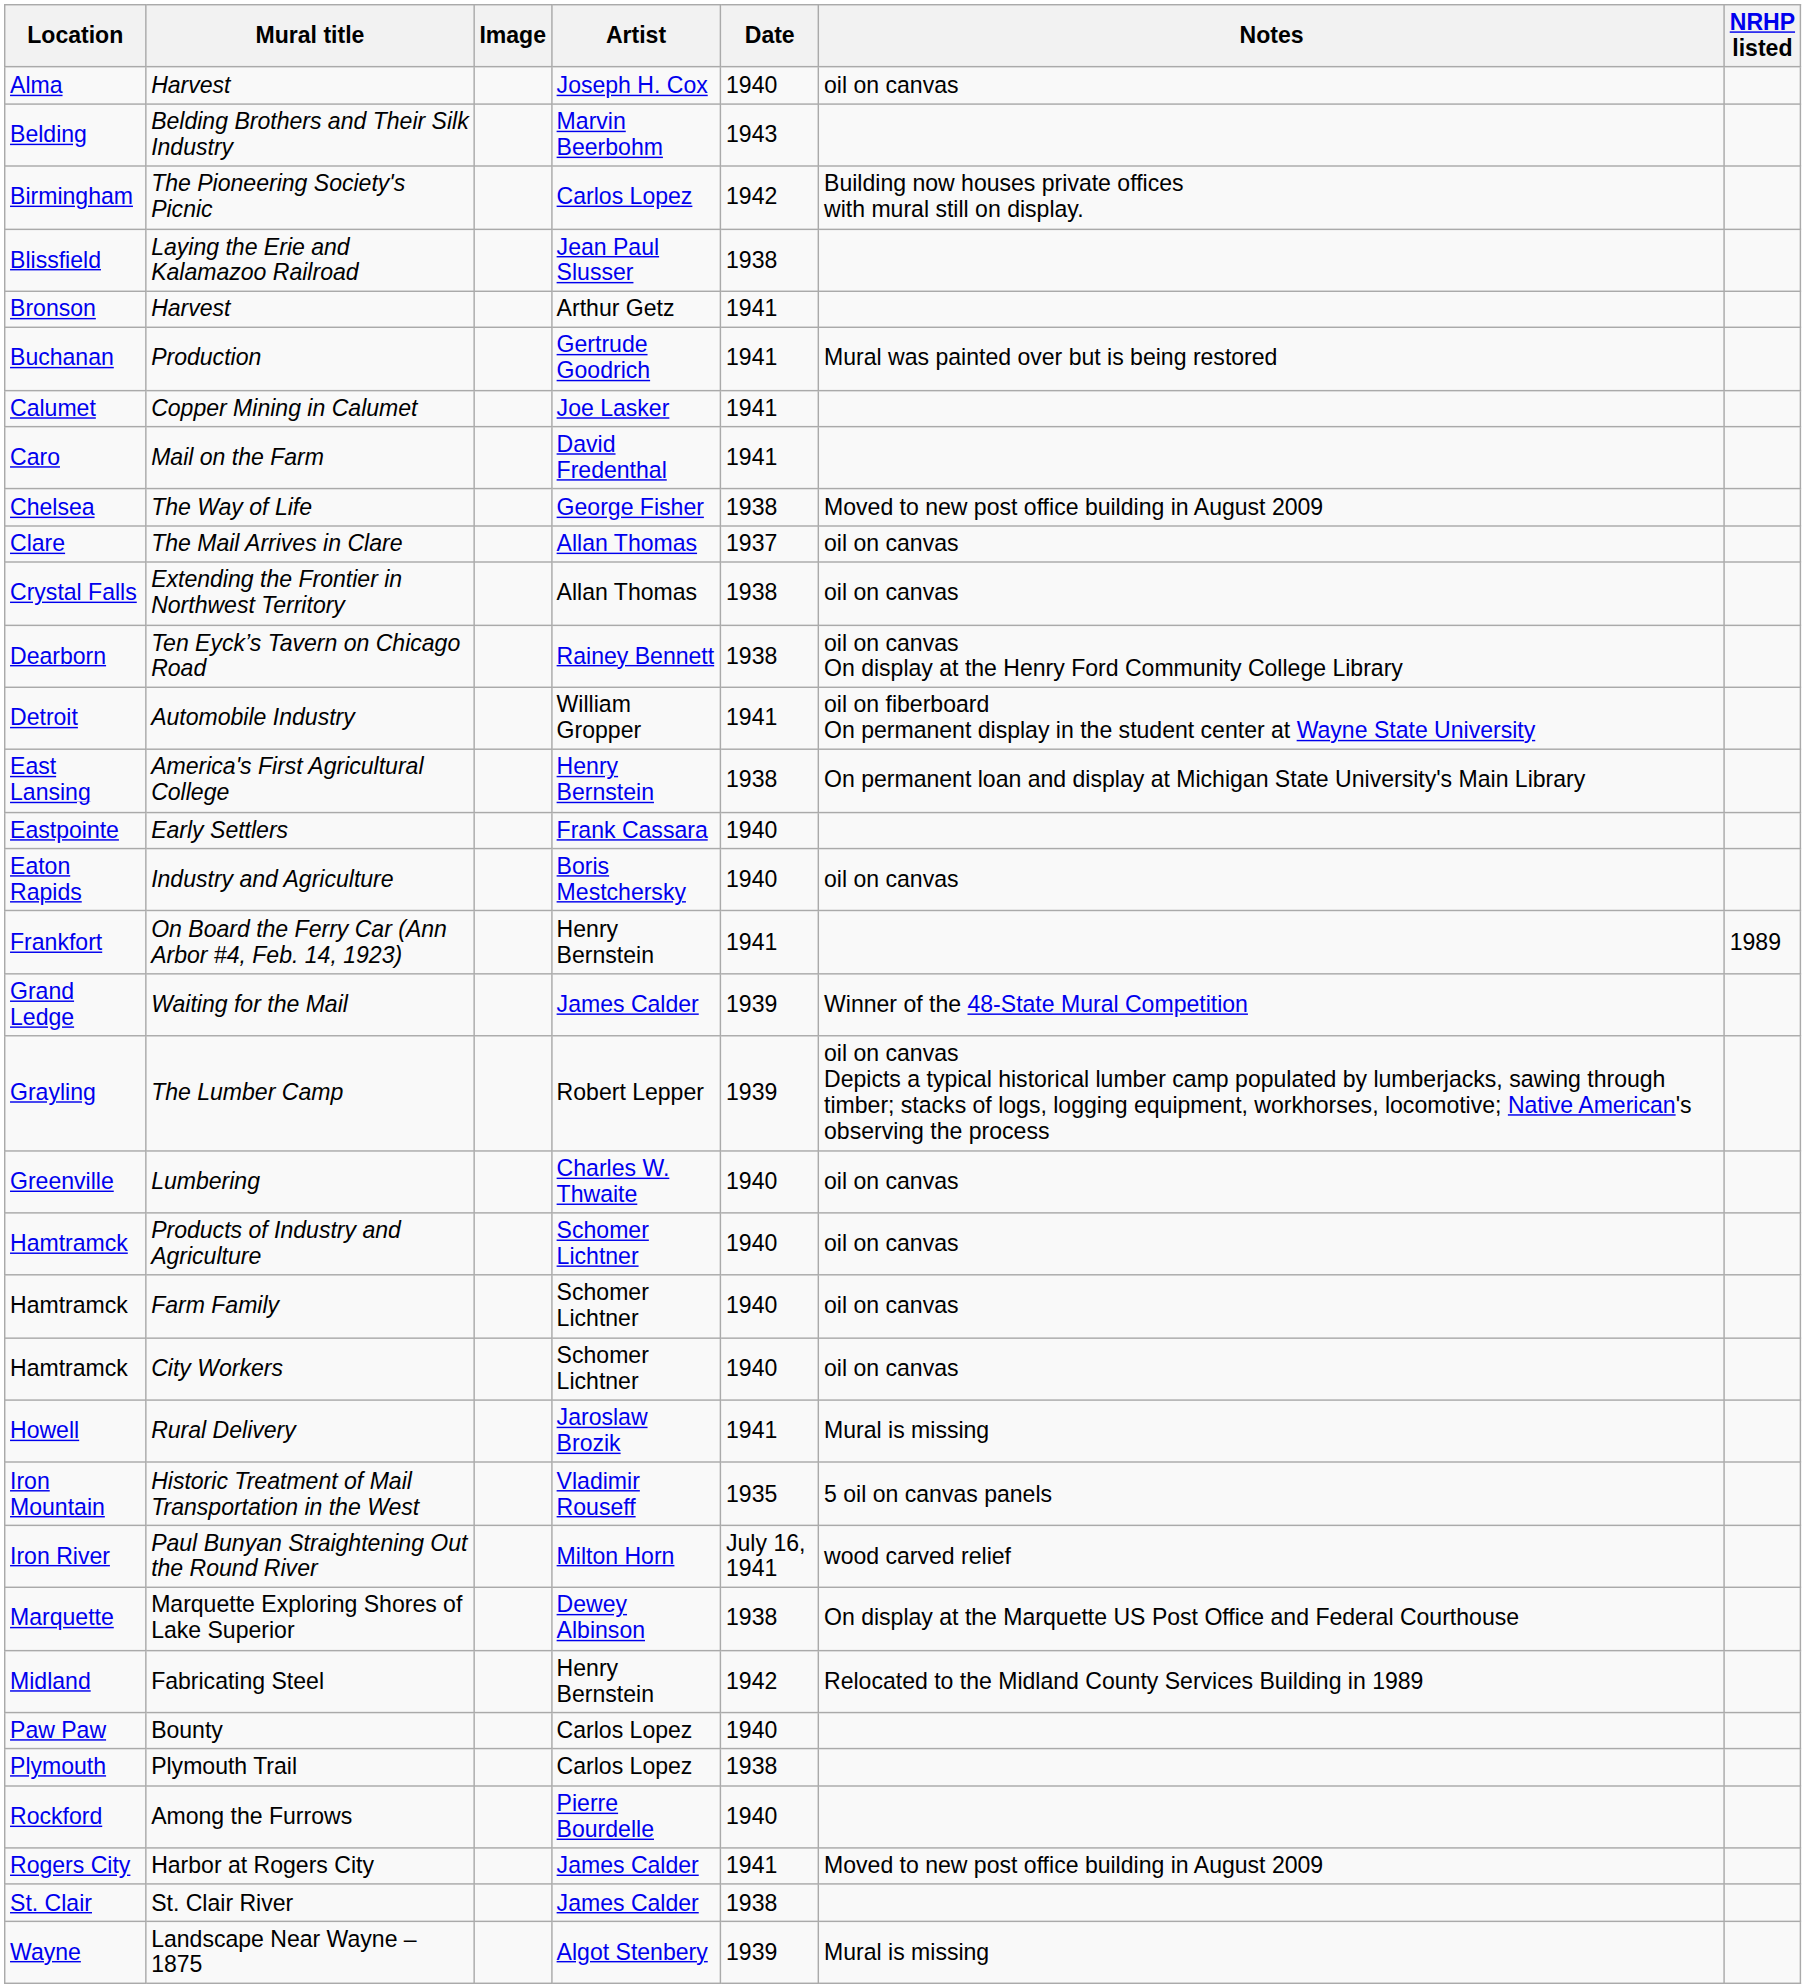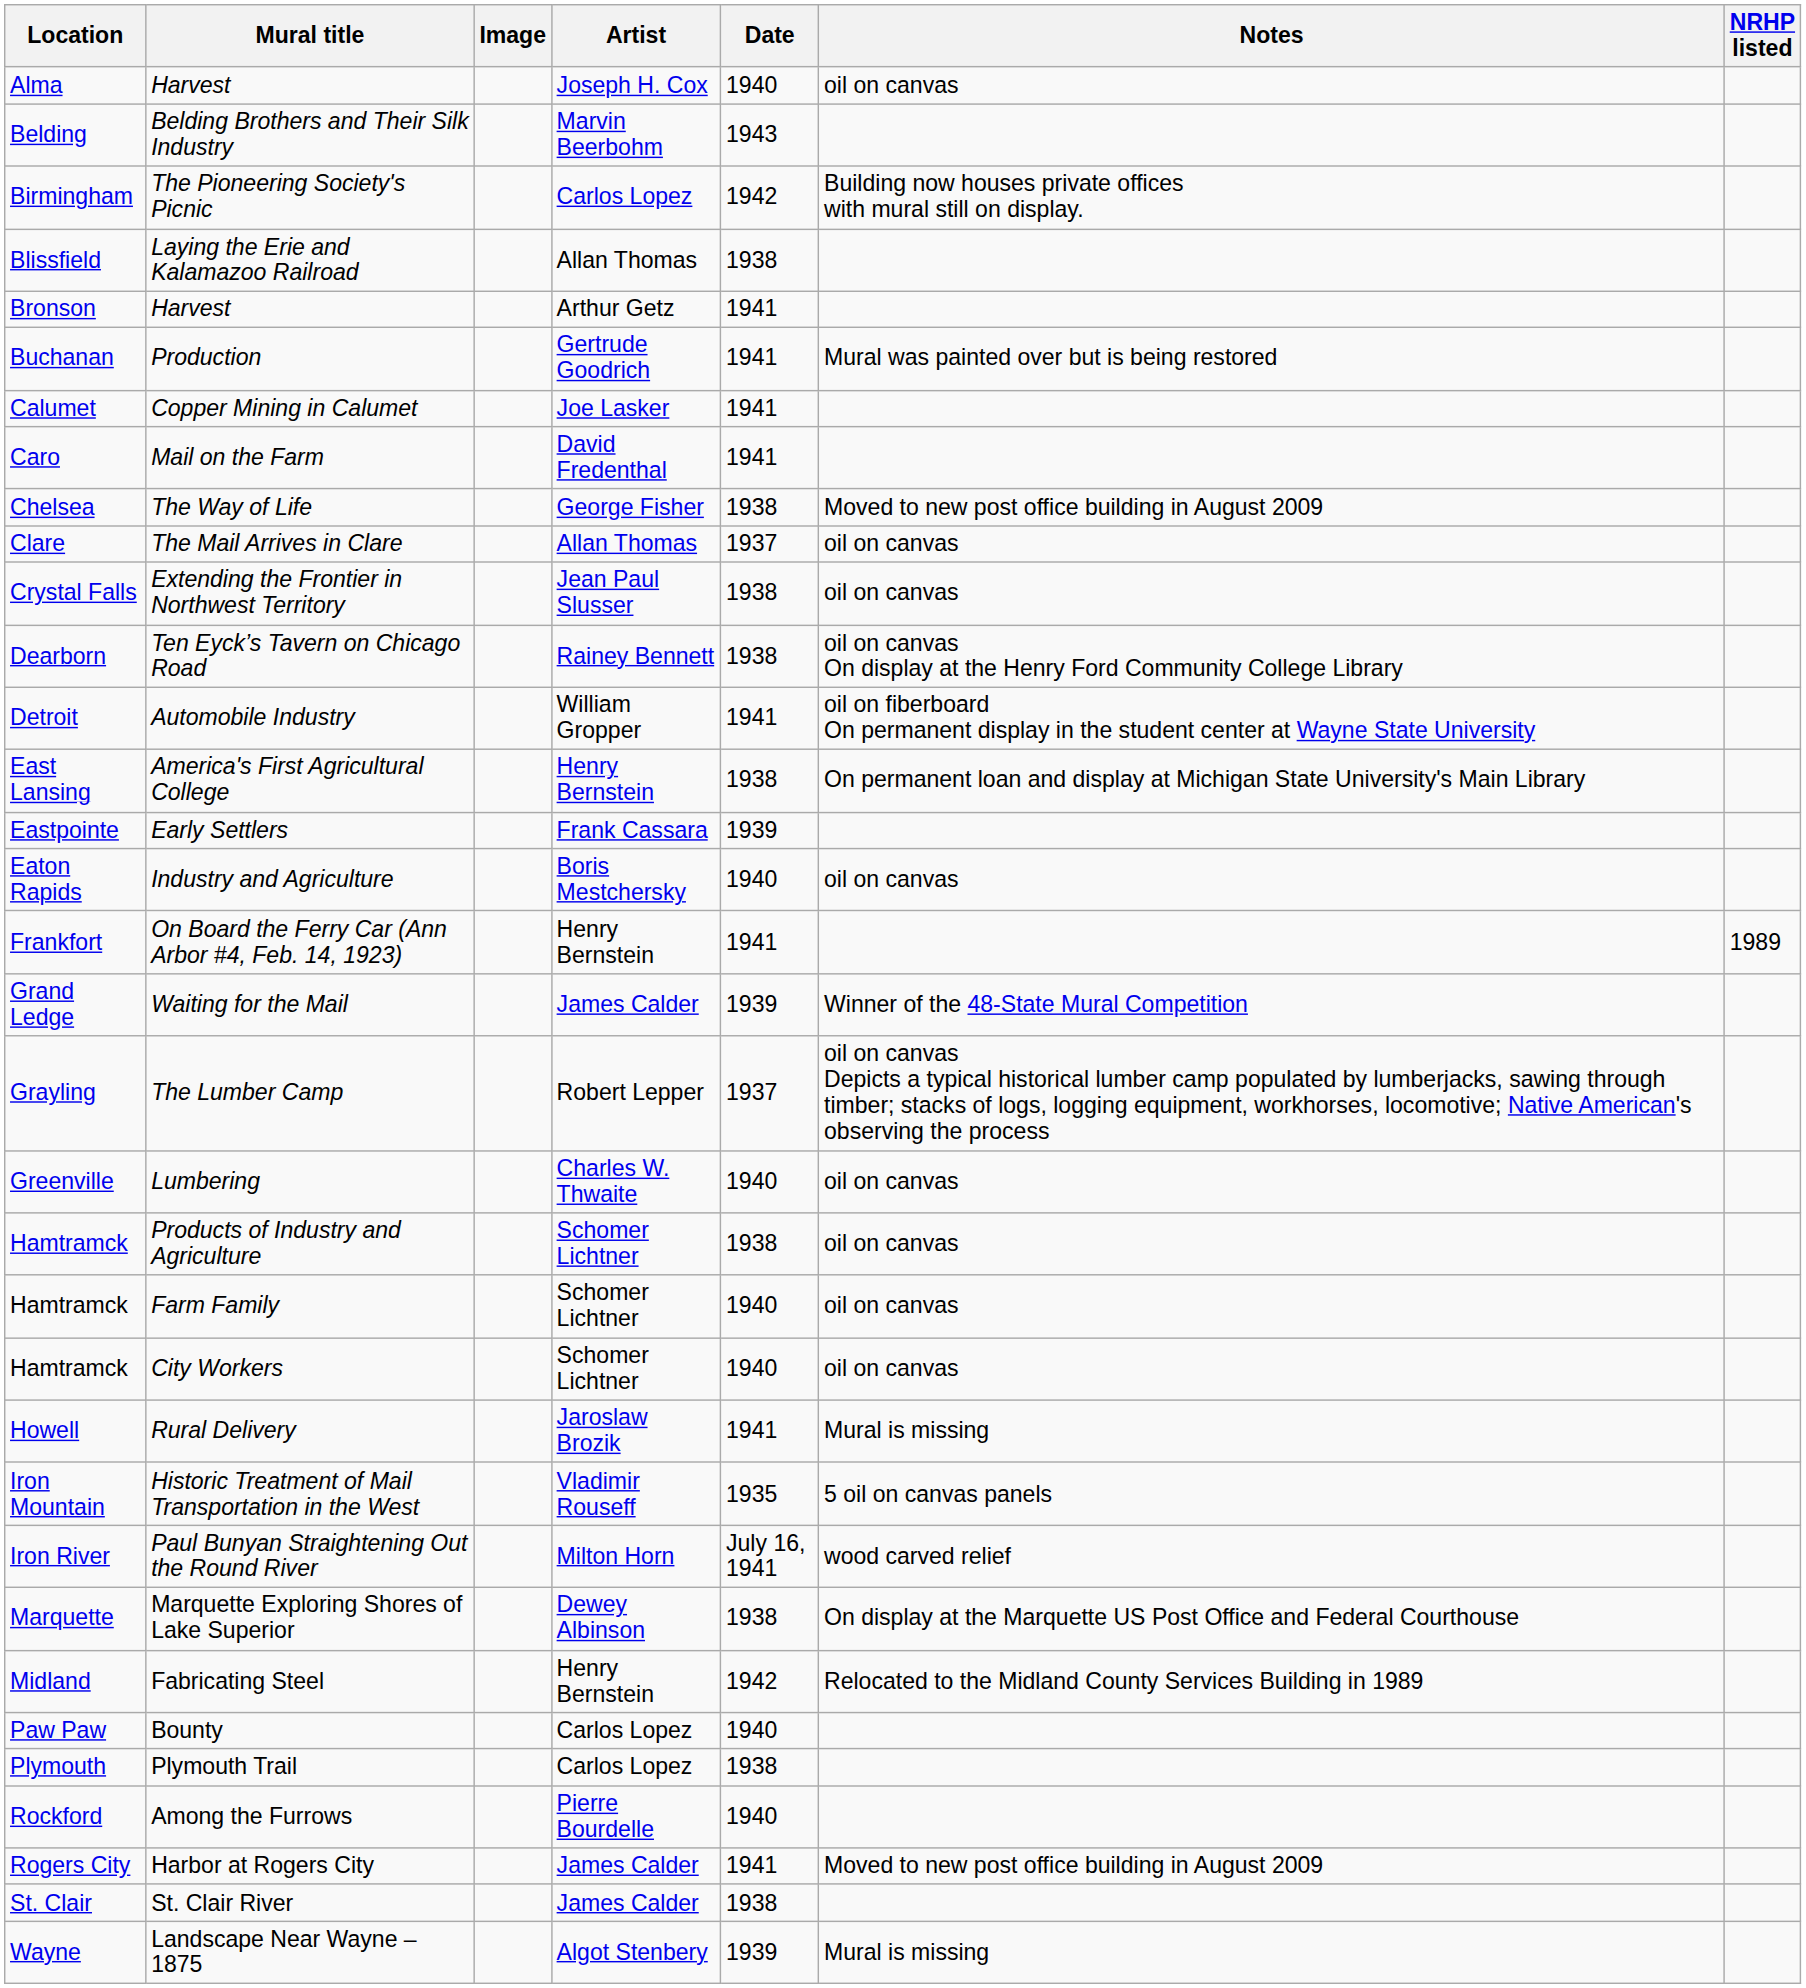(608, 259) Jean Paul Slusser -> (627, 259) Allan Thomas
(627, 593) Allan Thomas -> (608, 593) Jean Paul Slusser
(752, 830) 1940 -> (752, 830) 1939
(752, 1092) 1939 -> (752, 1092) 1937
(752, 1243) 1940 -> (752, 1243) 1938
